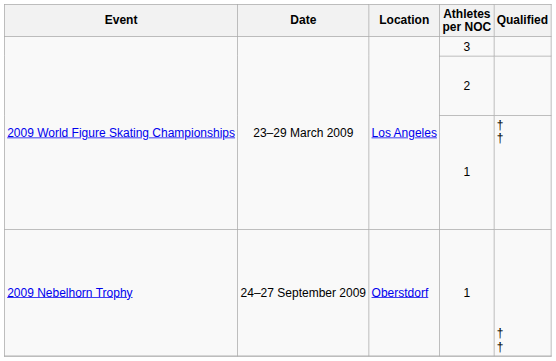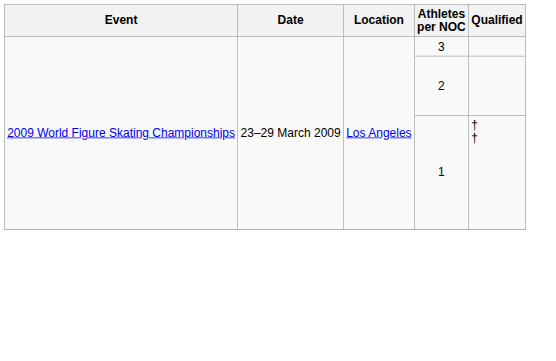- row: (70, 292)
